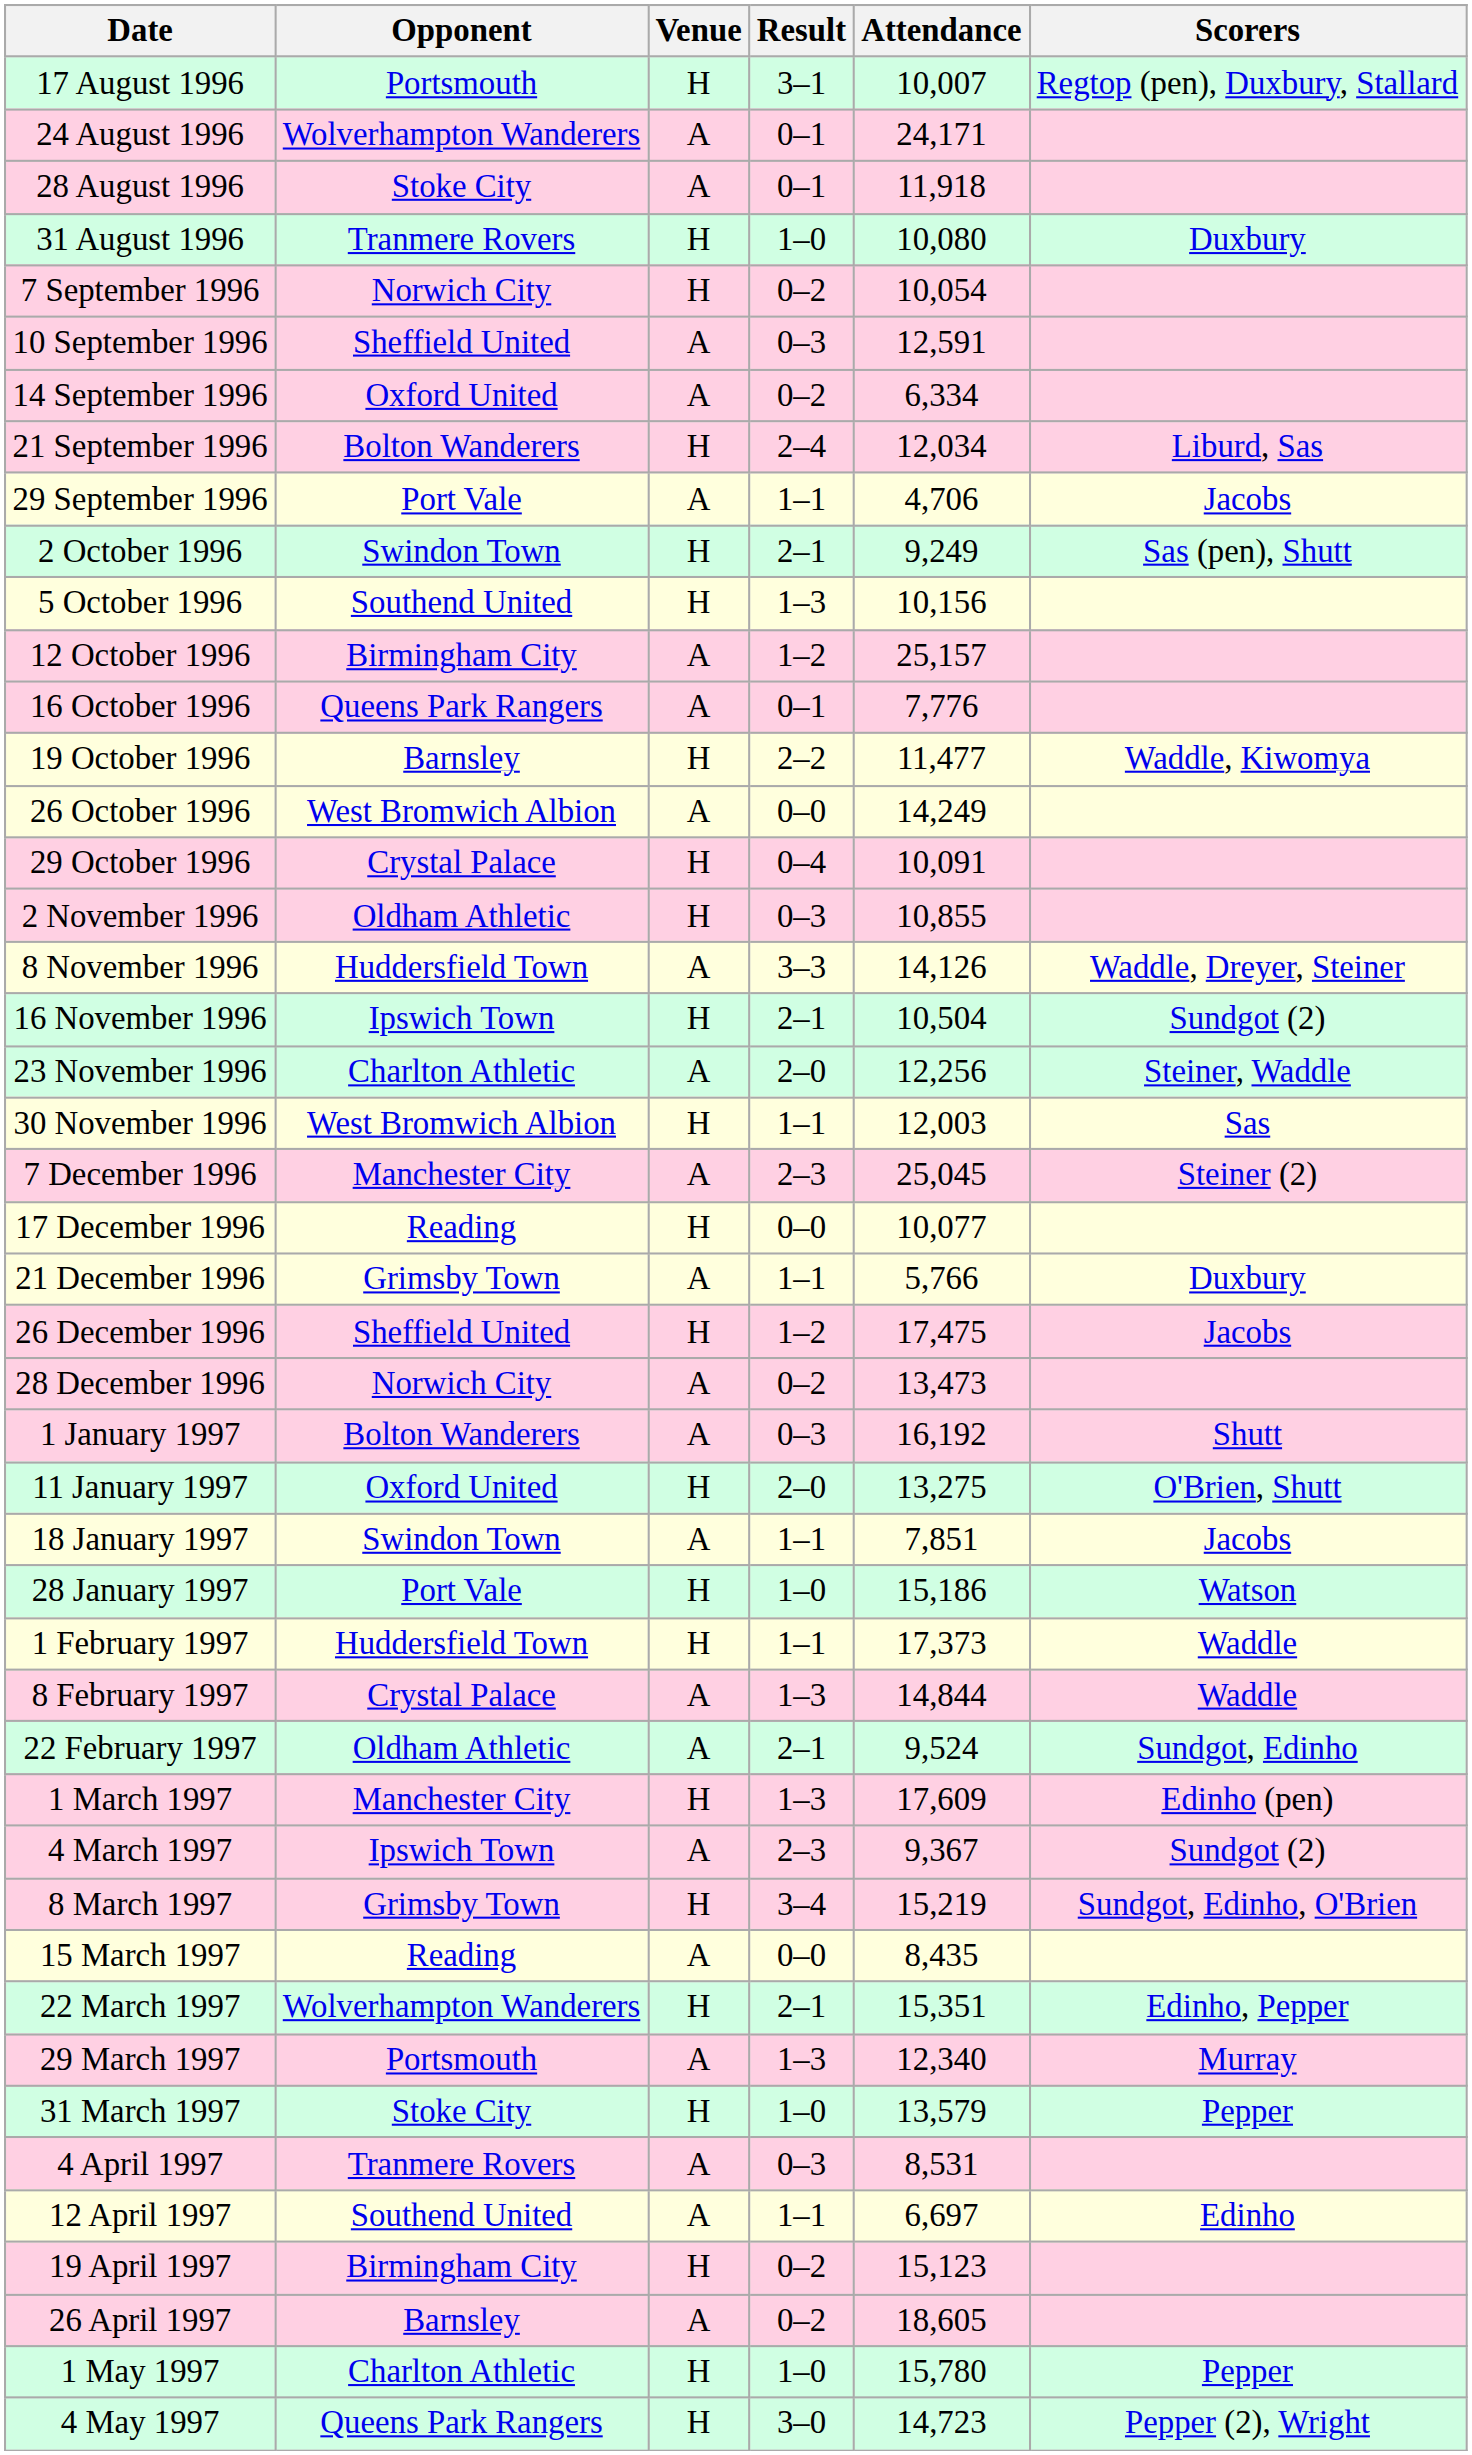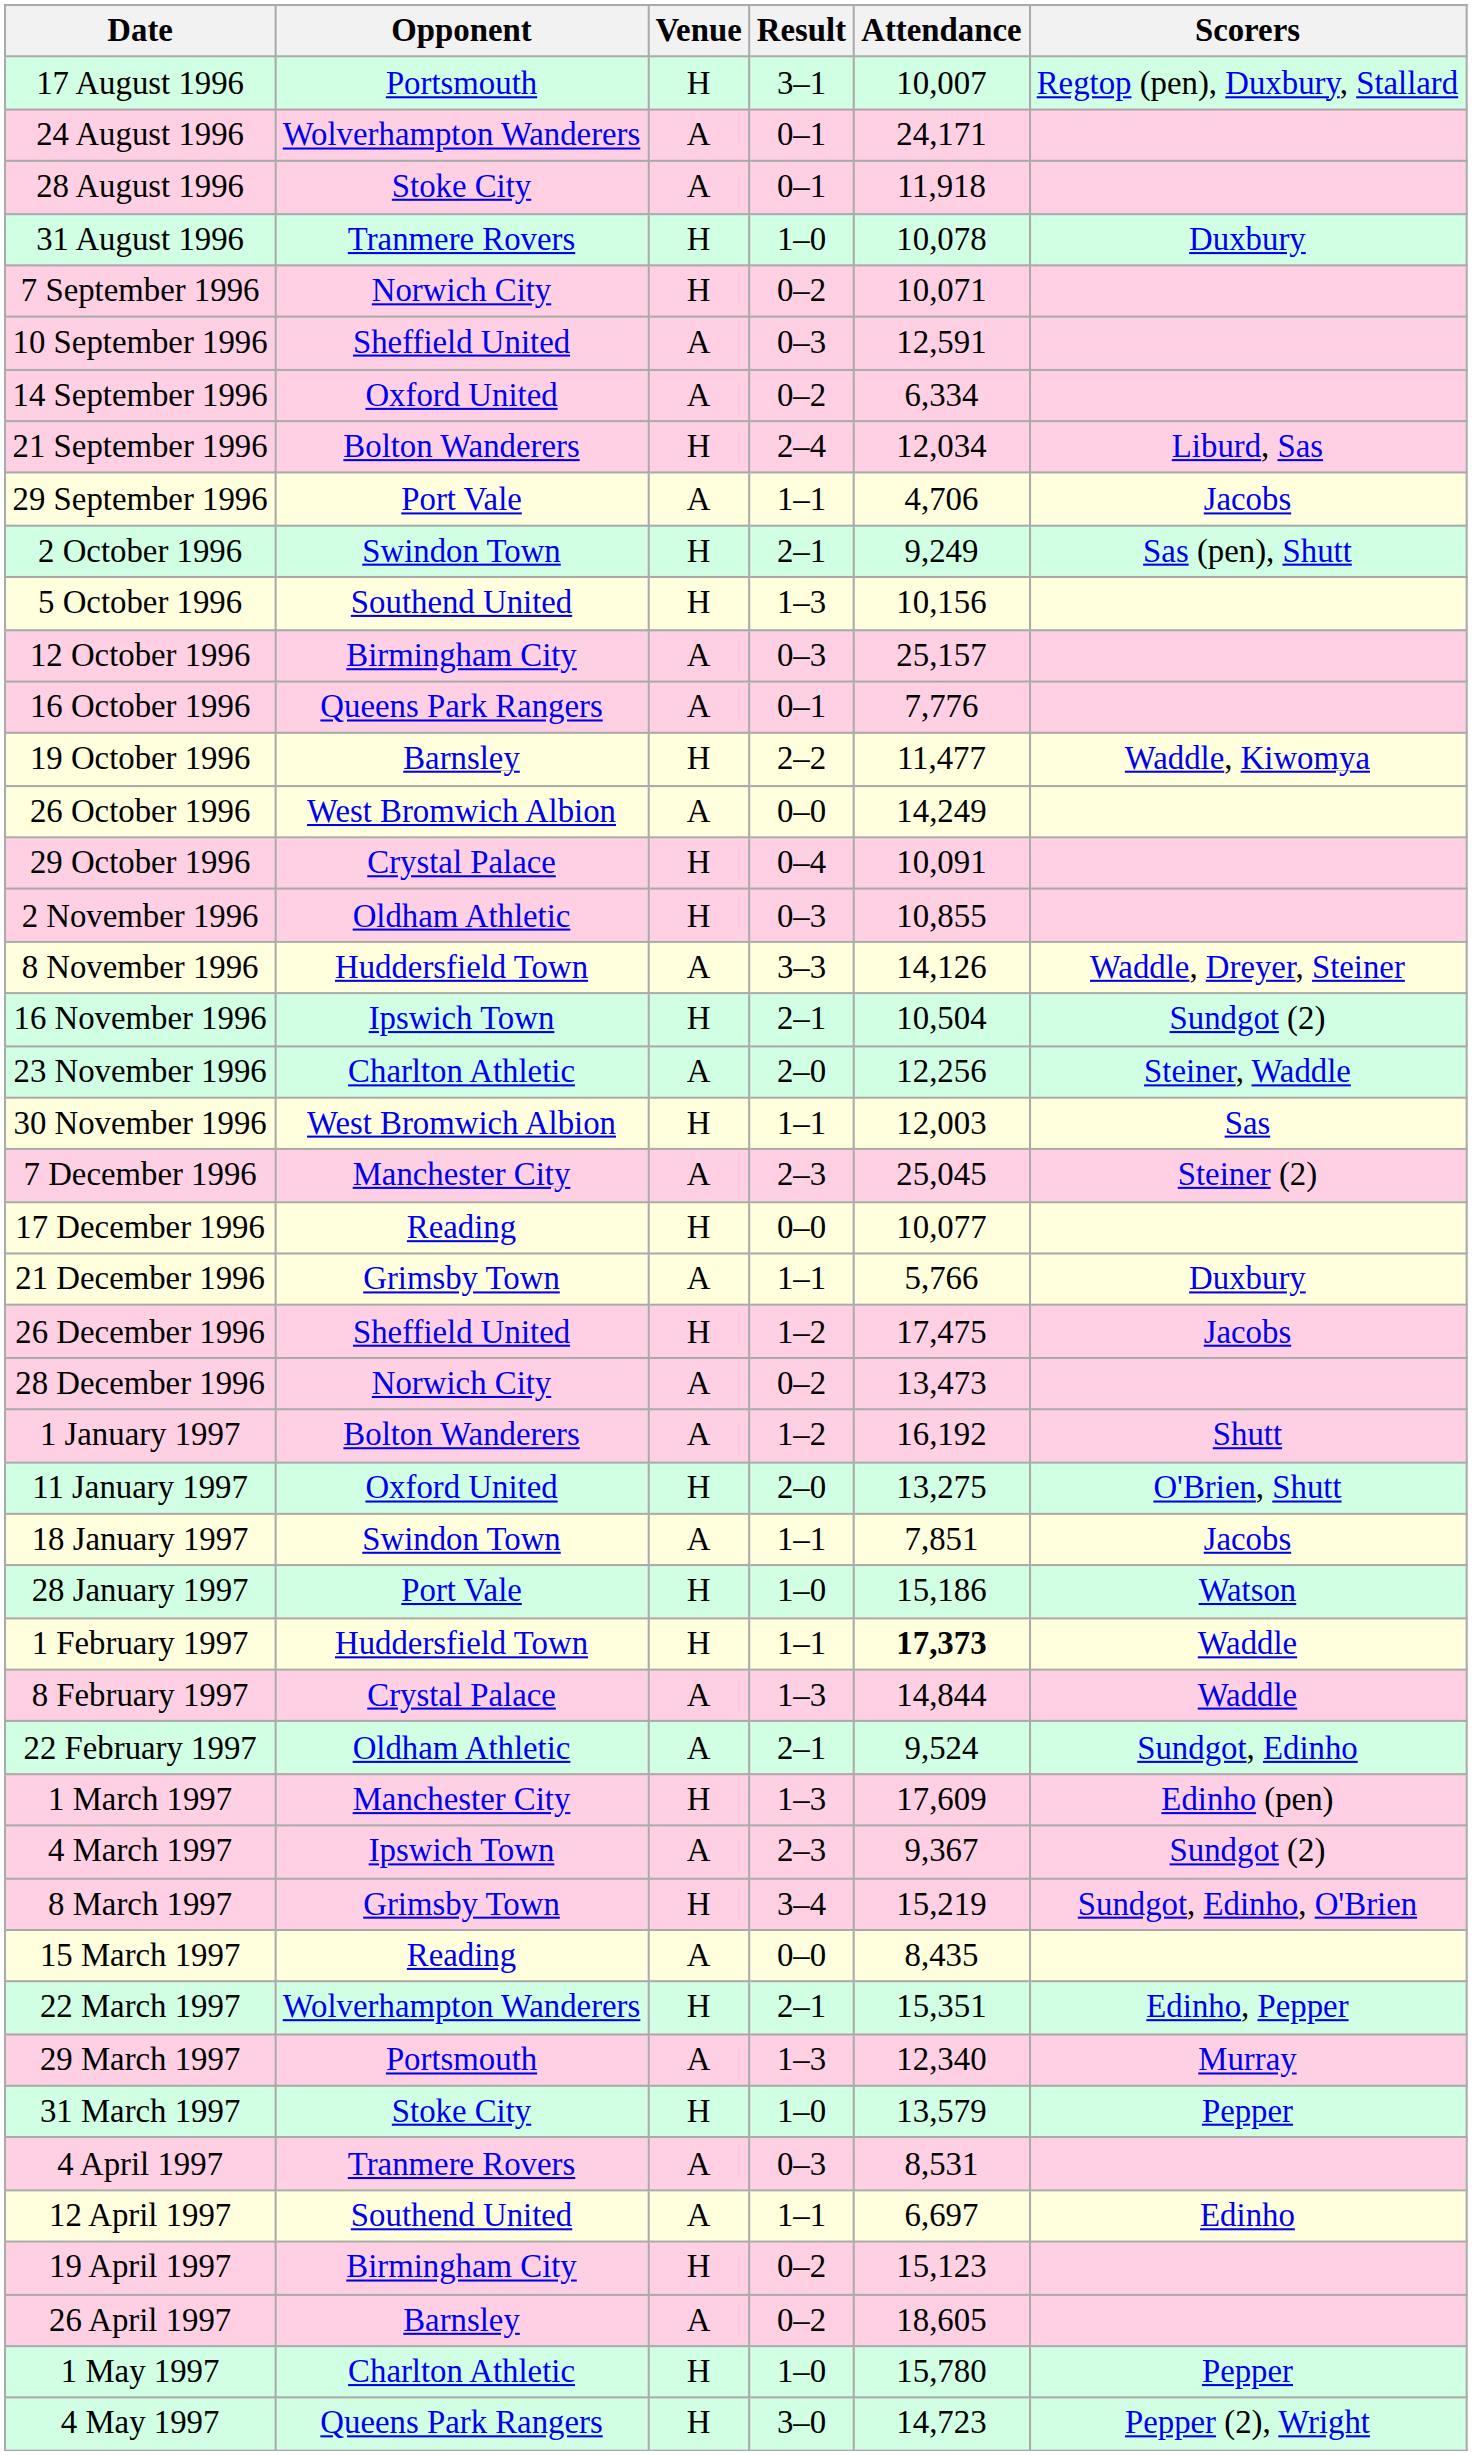(941, 238) 10,080 -> (941, 238) 10,078
(941, 290) 10,054 -> (941, 290) 10,071
(801, 654) 1–2 -> (801, 654) 0–3
(801, 1435) 0–3 -> (801, 1435) 1–2
(941, 1643) normal -> (941, 1643) bold
